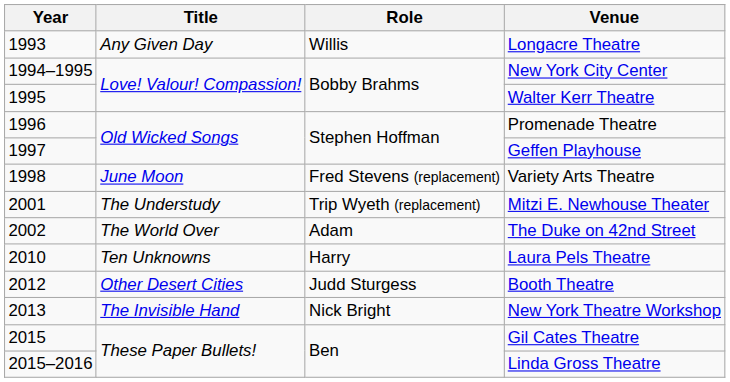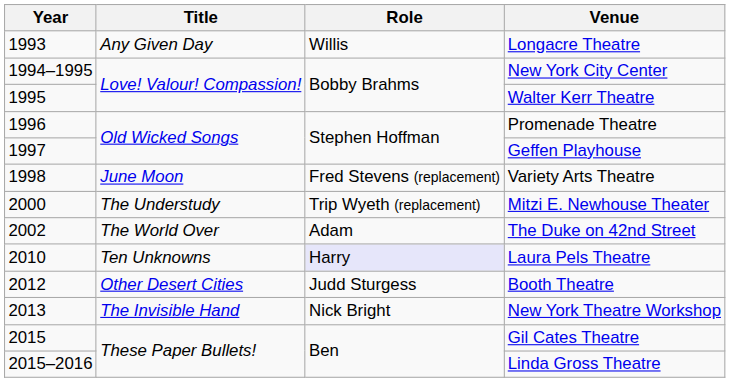(27, 204) 2001 -> (27, 204) 2000
(330, 257) no background -> (330, 257) lavender background
